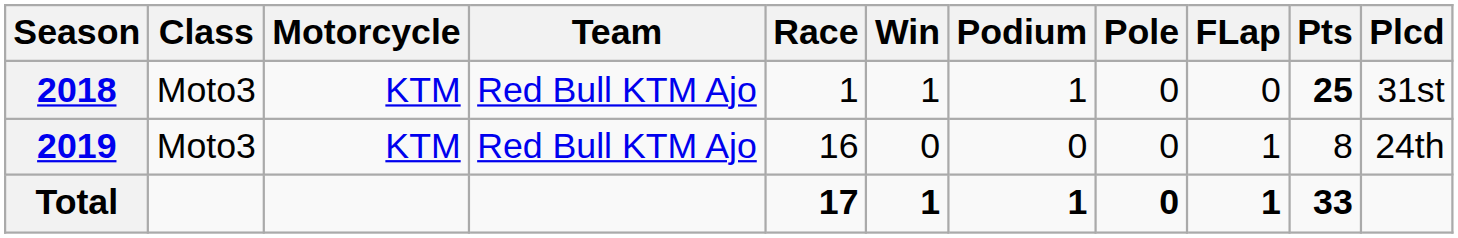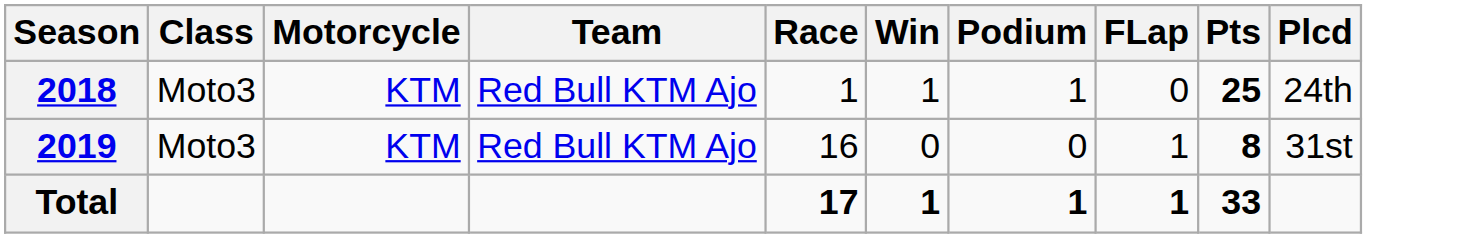- column: (1141, 32)
(1411, 89) 31st -> (1318, 89) 24th
(1343, 145) normal -> (1251, 145) bold
(1410, 145) 24th -> (1319, 145) 31st
